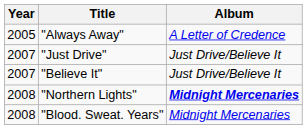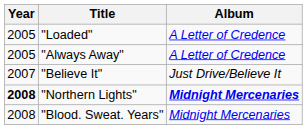+ row: (67, 34)
- row: (74, 54)
(21, 94) normal -> (21, 94) bold
